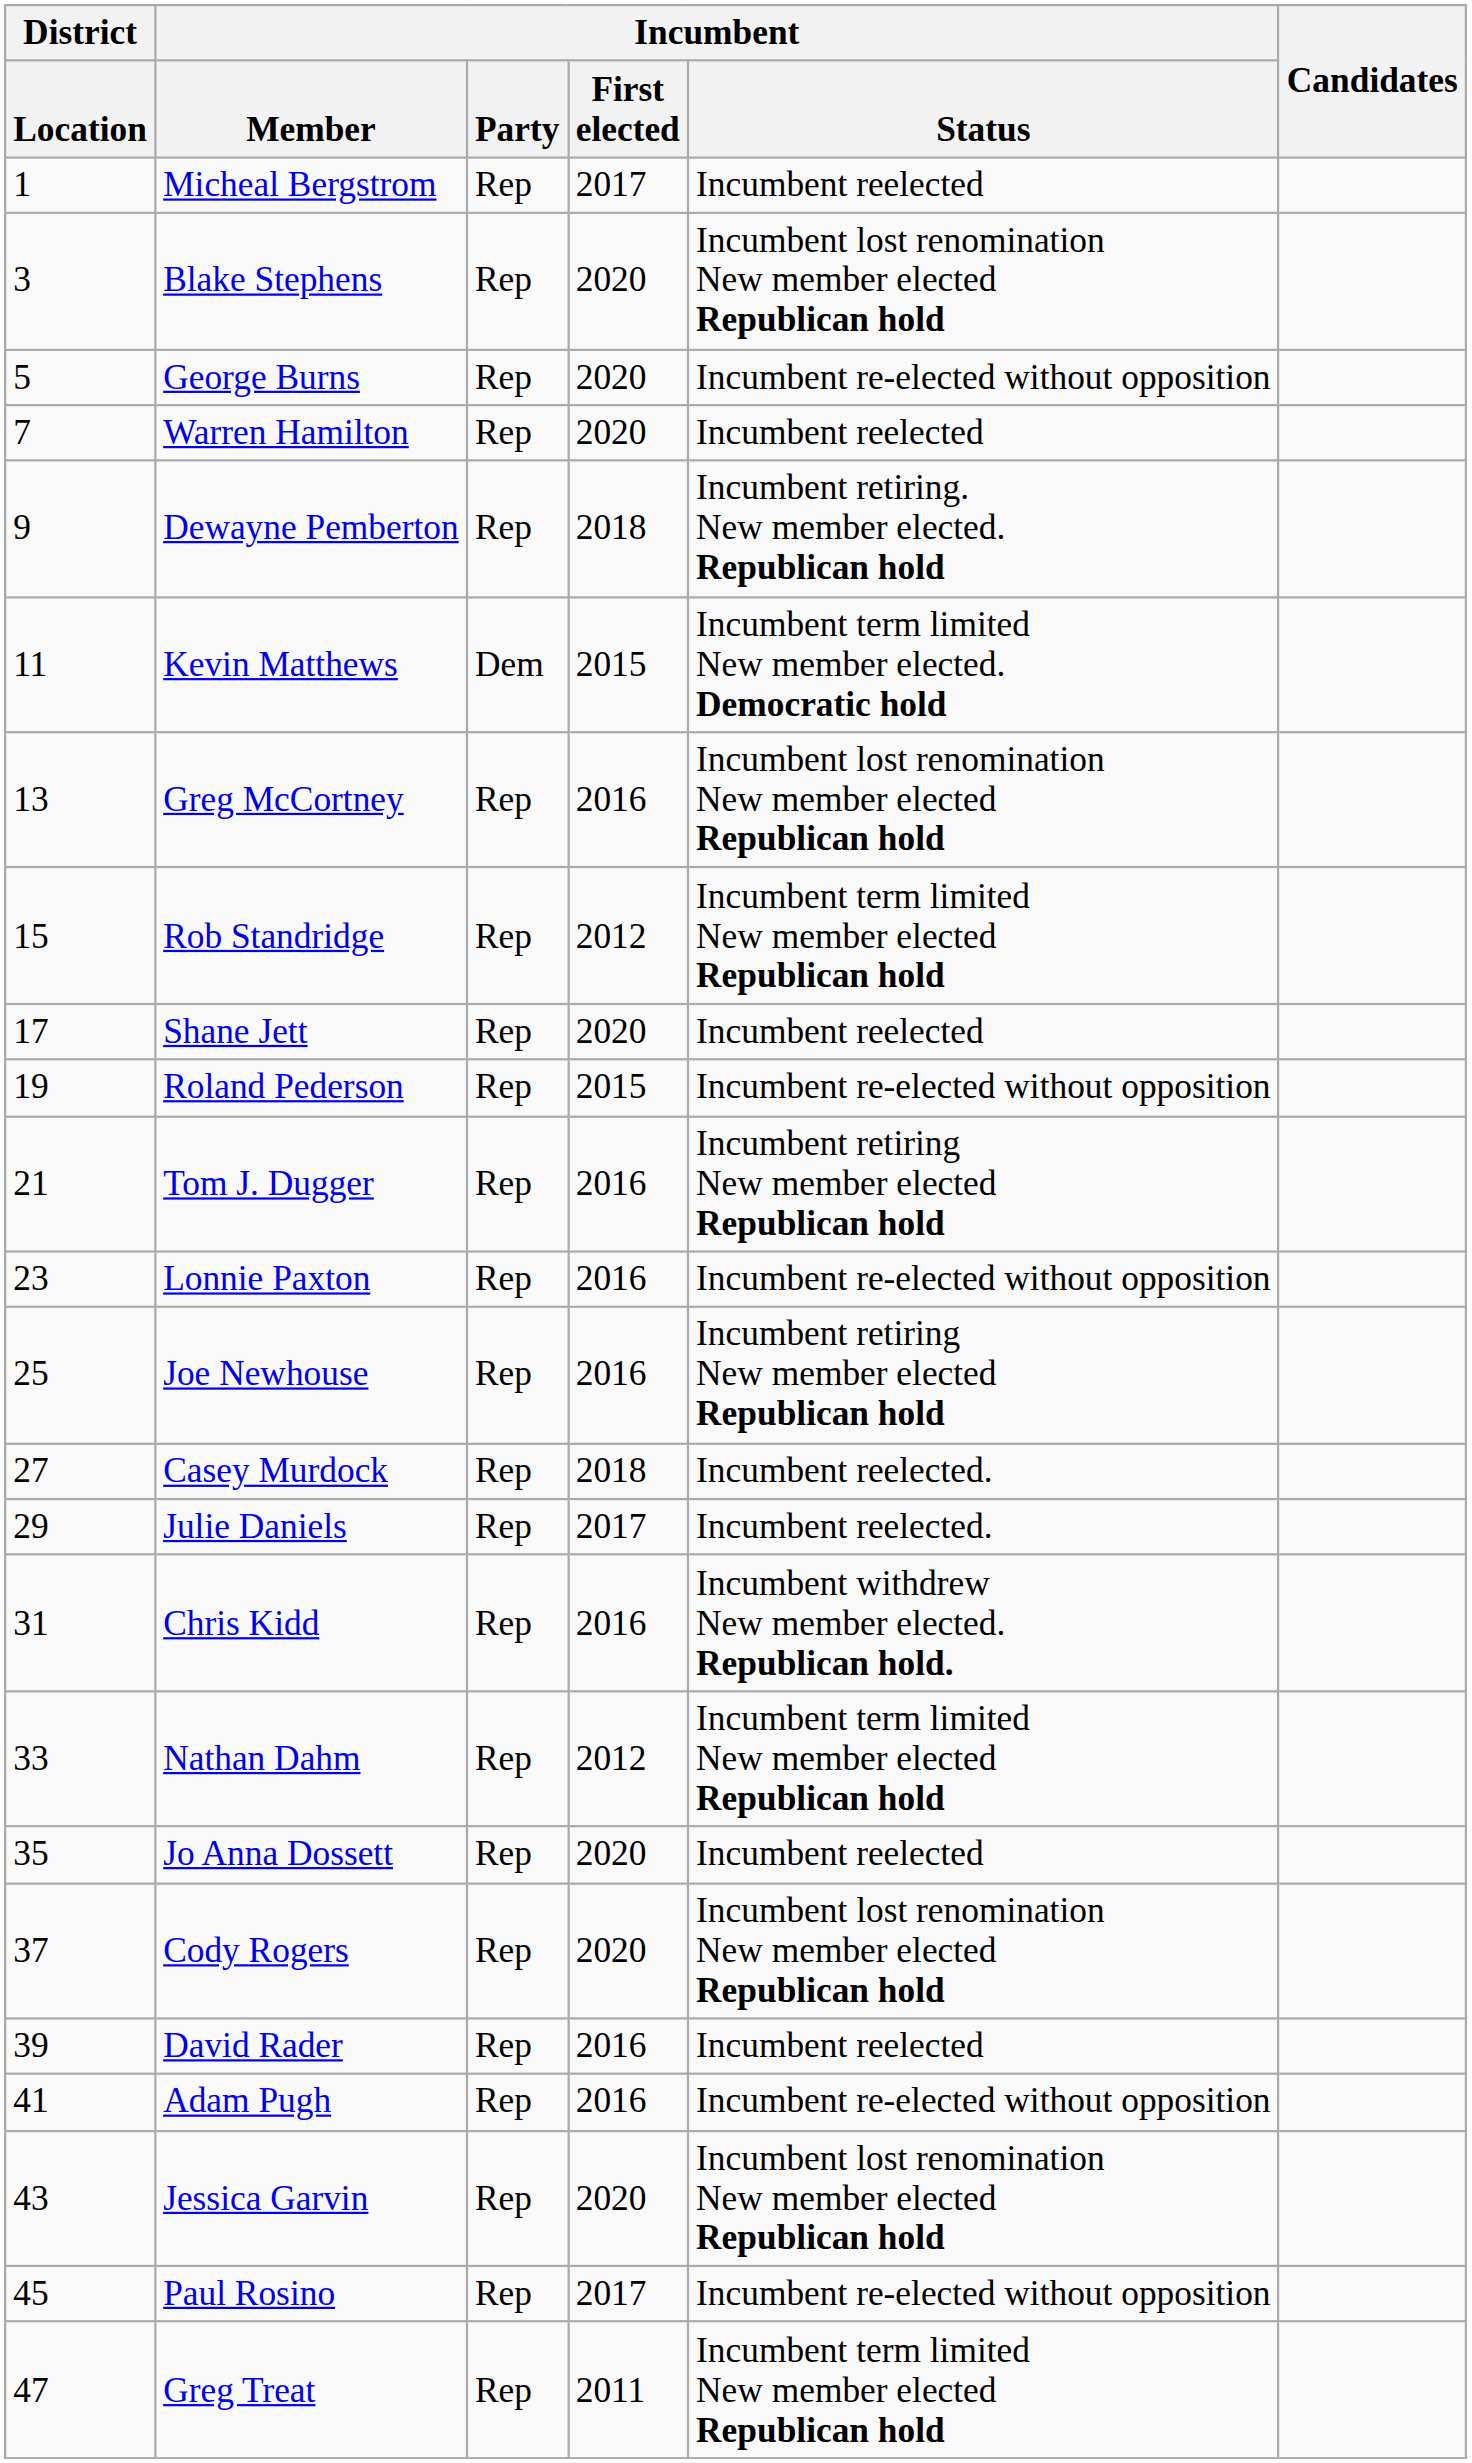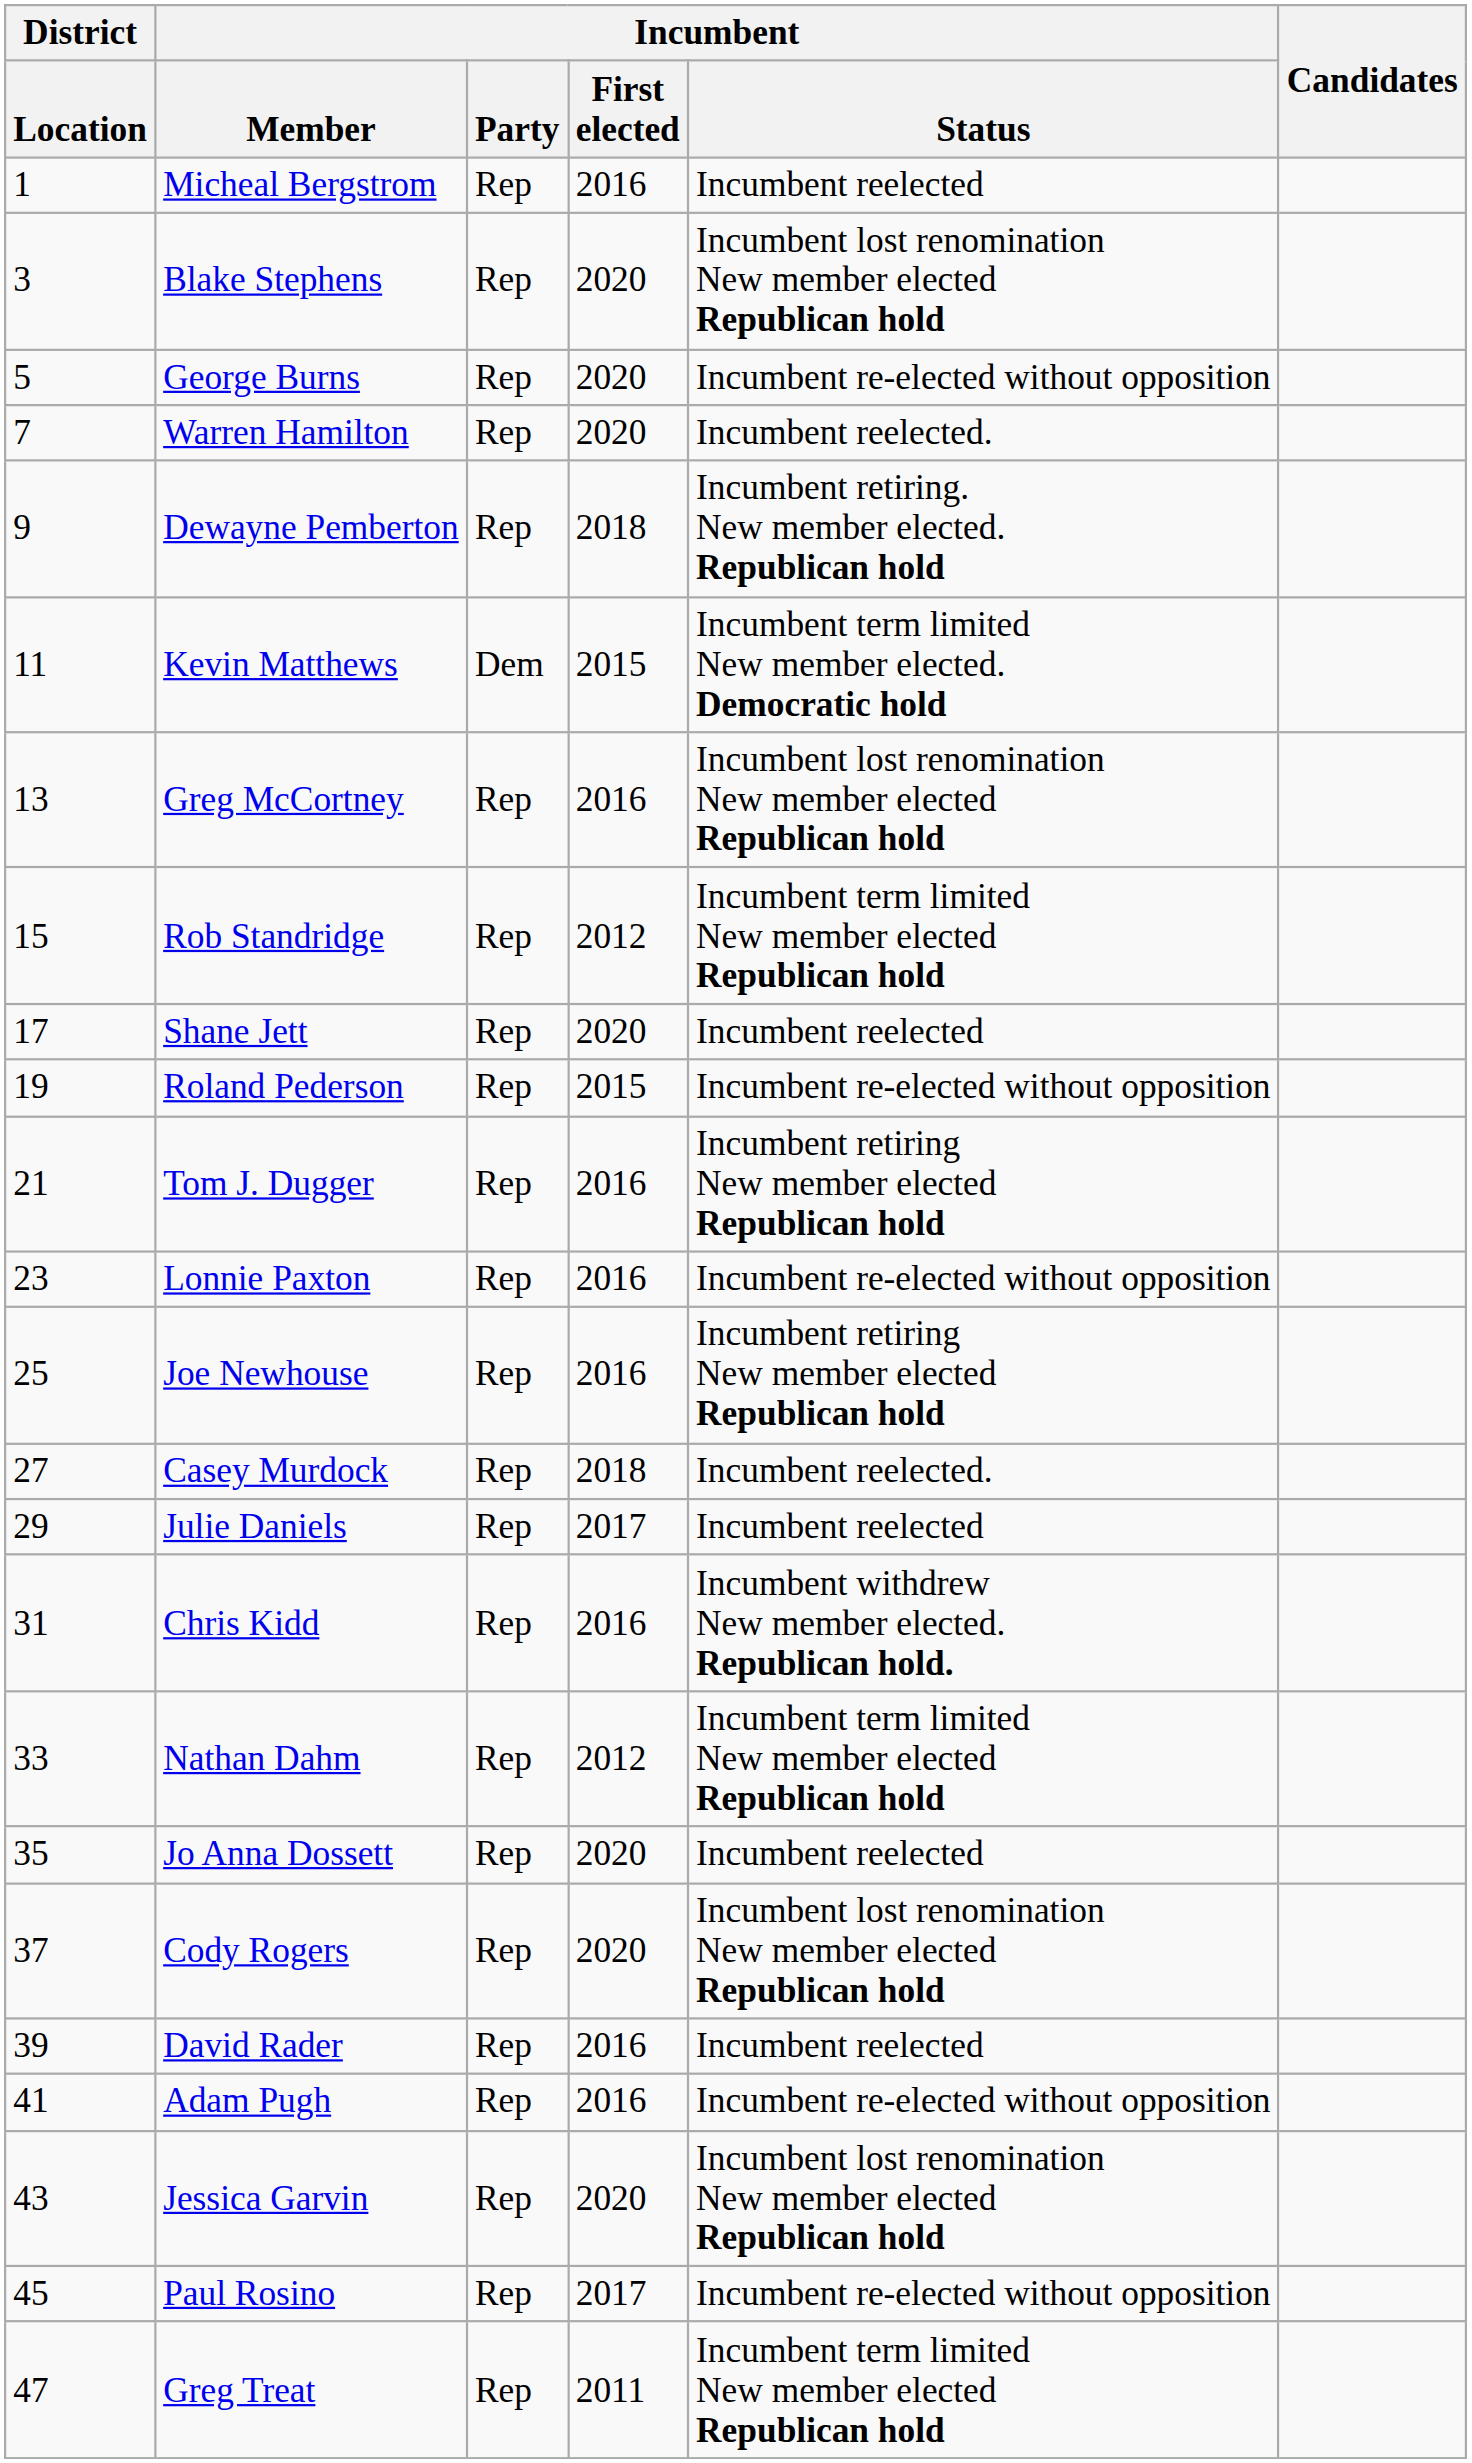(611, 184) 2017 -> (611, 184) 2016
(840, 432) Incumbent reelected -> (844, 432) Incumbent reelected.
(844, 1526) Incumbent reelected. -> (840, 1526) Incumbent reelected
